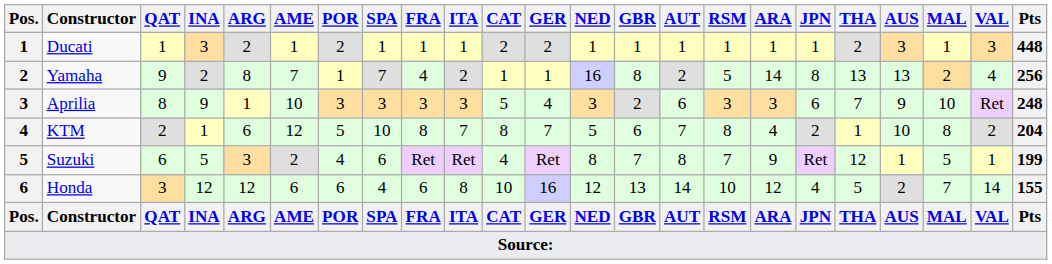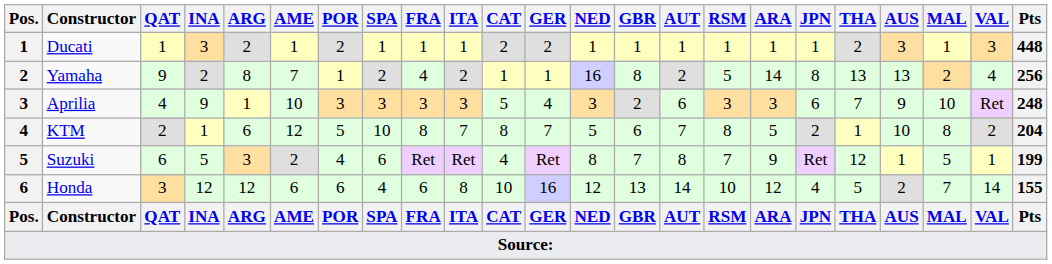(382, 74) 7 -> (382, 74) 2
(162, 103) 8 -> (162, 103) 4
(773, 131) 4 -> (773, 131) 5
